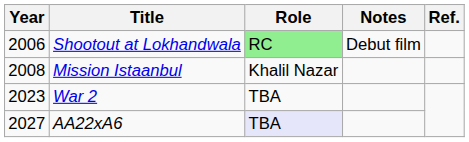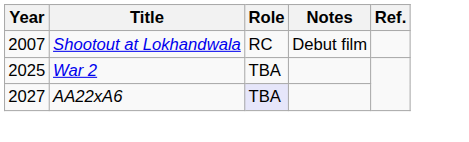(27, 44) 2006 -> (27, 44) 2007
(261, 44) lightgreen background -> (261, 44) no background
- row: (117, 70)
(27, 96) 2023 -> (27, 70) 2025
